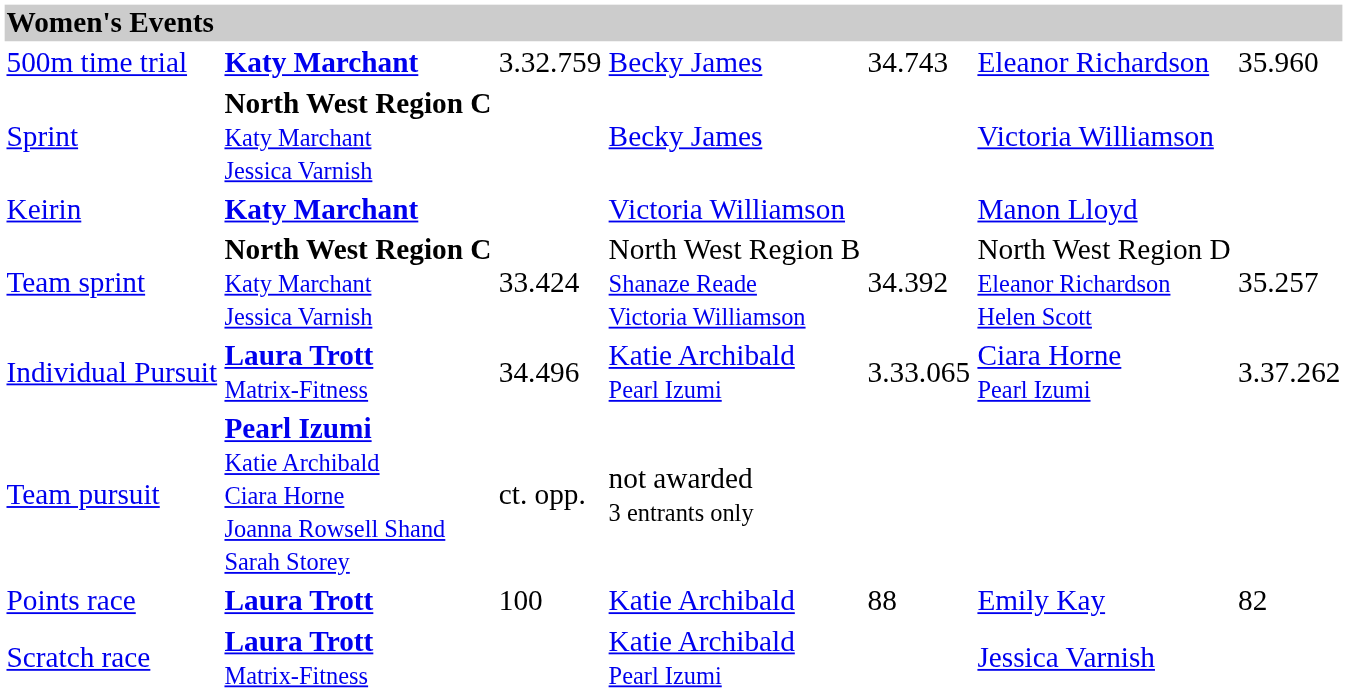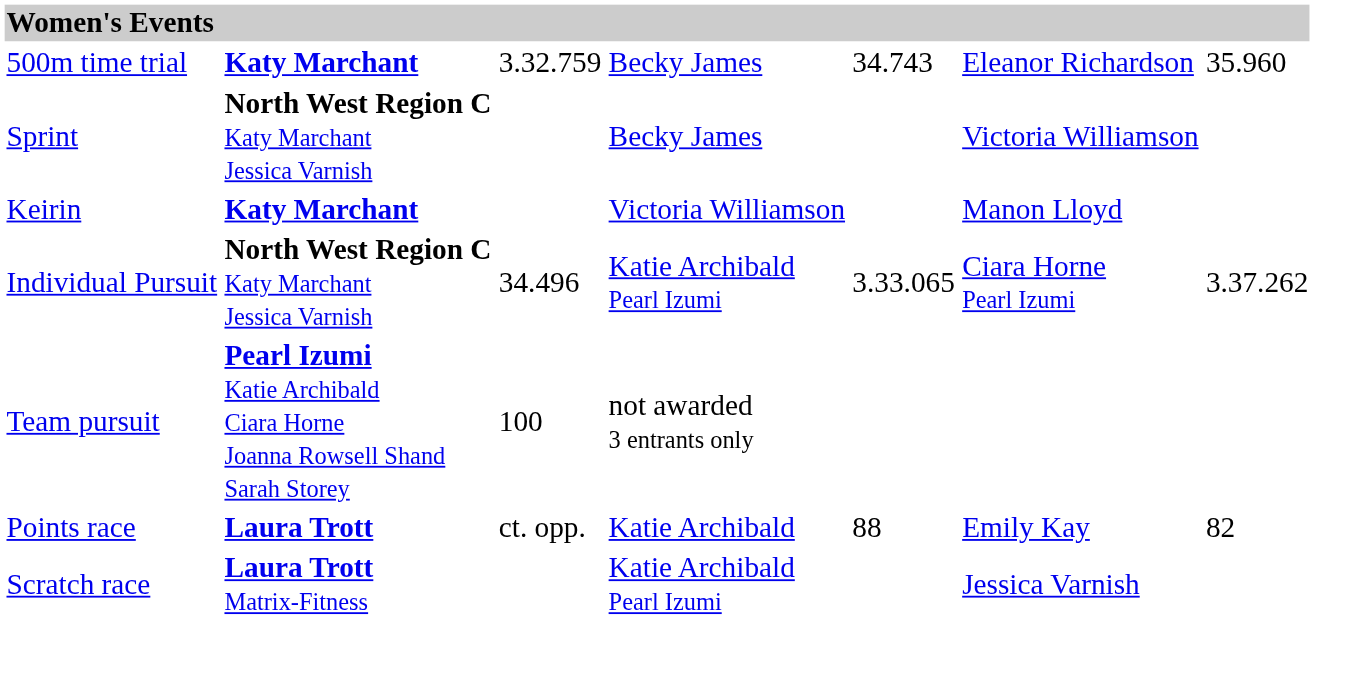- row: (76, 282)
(299, 372) Laura Trott Matrix-Fitness -> (358, 282) North West Region C Katy Marchant Jessica Varnish
(542, 494) ct. opp. -> (521, 421) 100
(521, 600) 100 -> (542, 527) ct. opp.
